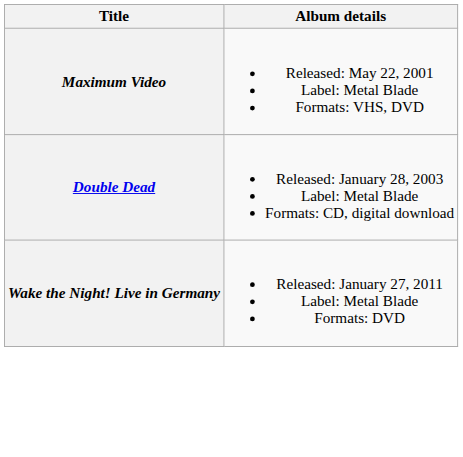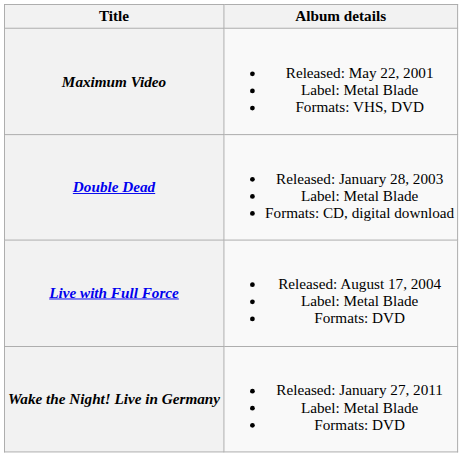+ row: (114, 293)
